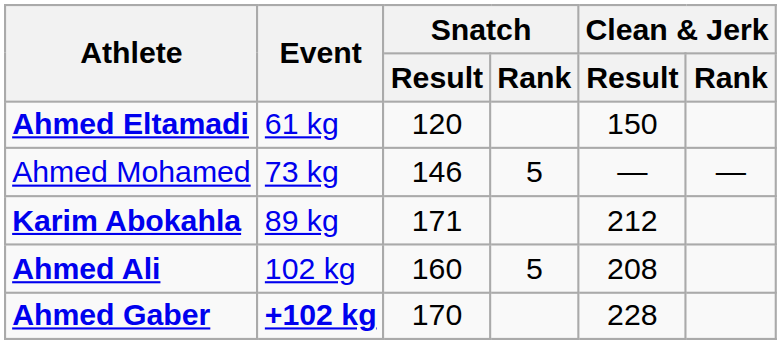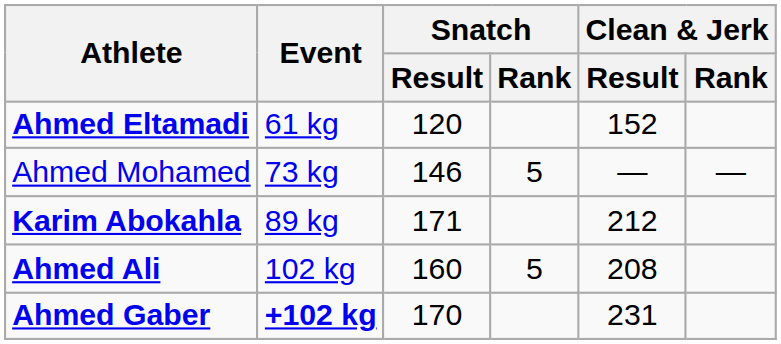(632, 125) 150 -> (632, 125) 152
(632, 316) 228 -> (632, 316) 231
